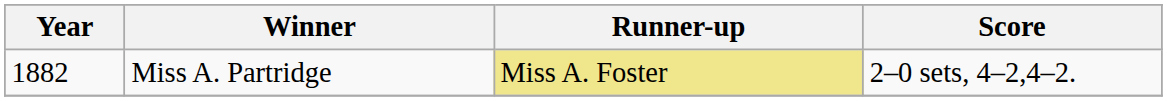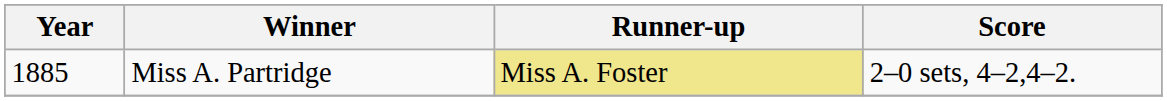(40, 72) 1882 -> (40, 72) 1885
